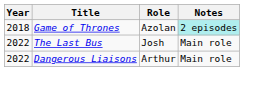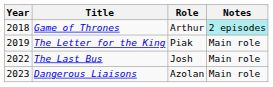(159, 28) Azolan -> (187, 28) Arthur
+ row: (100, 43)
(18, 58) 2022 -> (18, 74) 2023
(159, 58) Arthur -> (187, 74) Azolan
